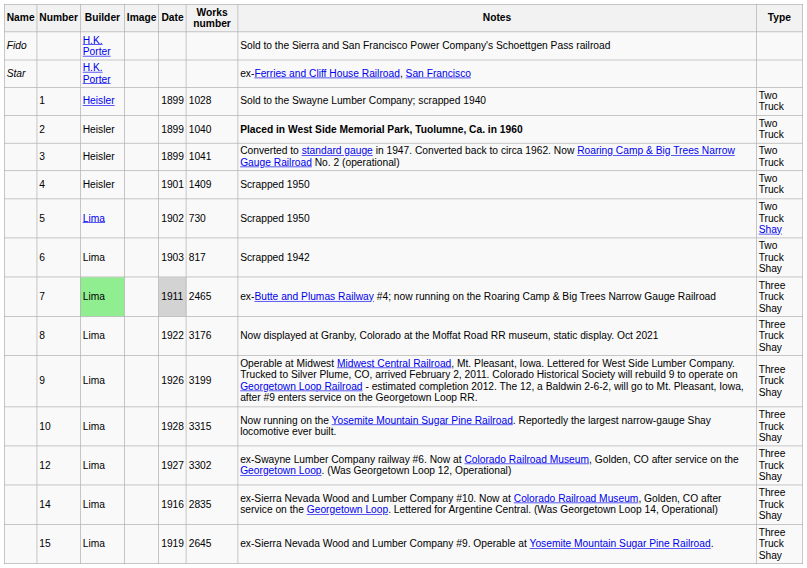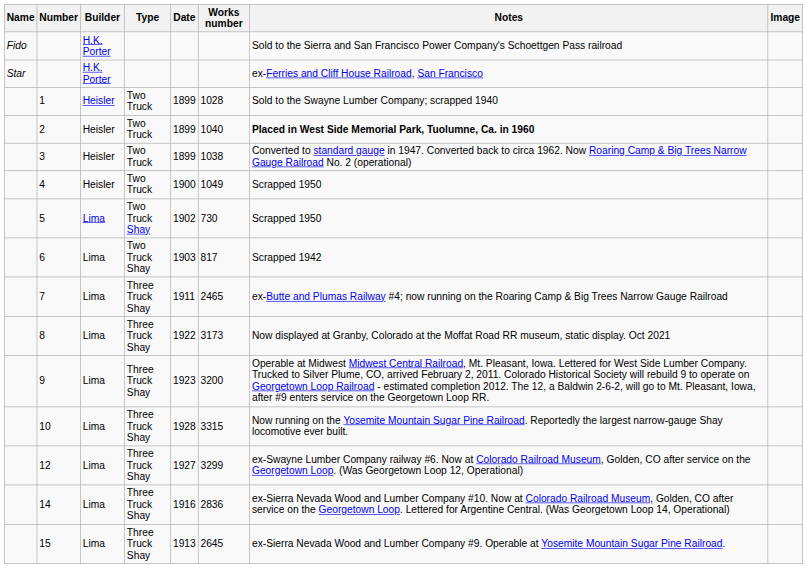columns swapped: (779, 18) <-> (142, 18)
(200, 157) 1041 -> (212, 157) 1038
(173, 184) 1901 -> (184, 184) 1900
(200, 184) 1409 -> (212, 184) 1049
(94, 297) lightgreen background -> (94, 297) no background
(172, 297) lightgrey background -> (184, 297) no background
(200, 336) 3176 -> (212, 336) 3173
(173, 381) 1926 -> (184, 381) 1923
(200, 381) 3199 -> (212, 381) 3200
(200, 465) 3302 -> (212, 465) 3299
(200, 504) 2835 -> (212, 504) 2836
(173, 544) 1919 -> (184, 544) 1913
